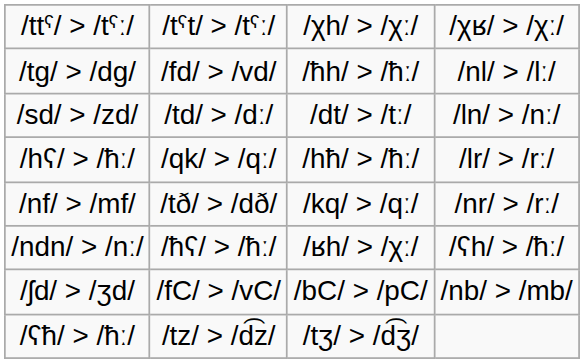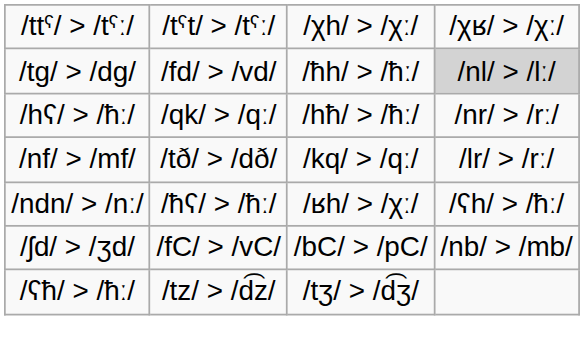(507, 70) no background -> (507, 70) lightgrey background
- row: (77, 114)
(507, 159) /lr/ > /rː/ -> (507, 114) /nr/ > /rː/
(507, 203) /nr/ > /rː/ -> (507, 159) /lr/ > /rː/
